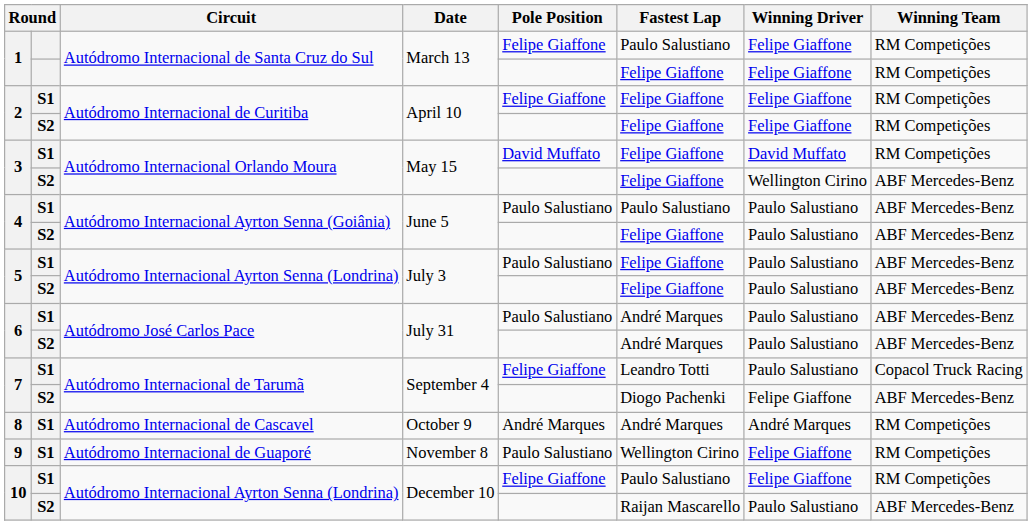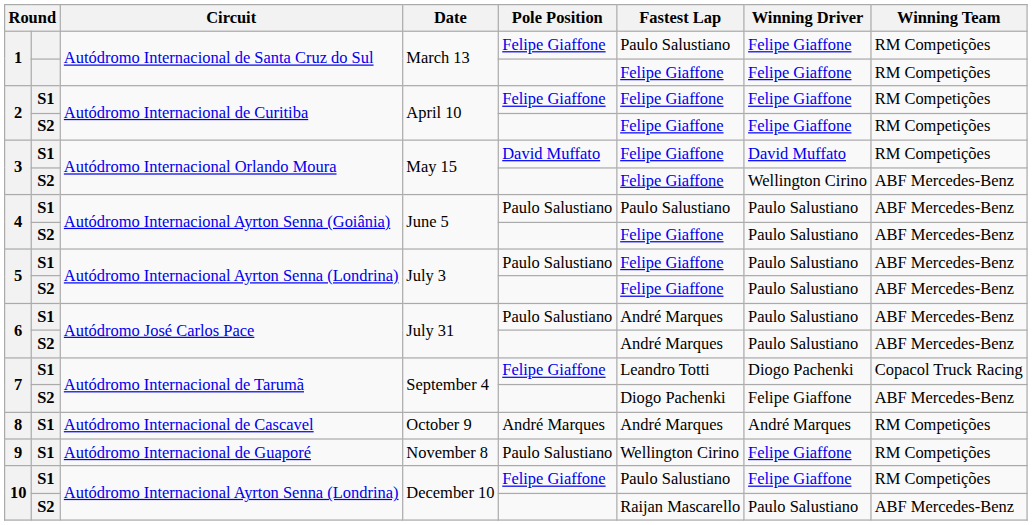(803, 370) Paulo Salustiano -> (801, 370) Diogo Pachenki
